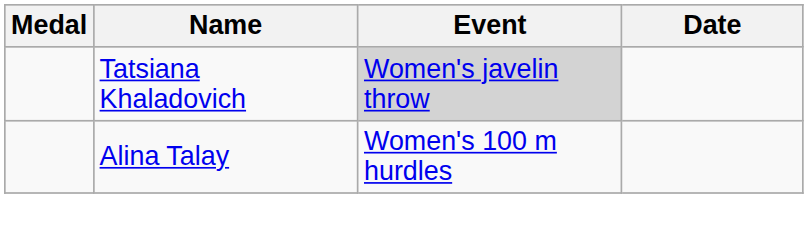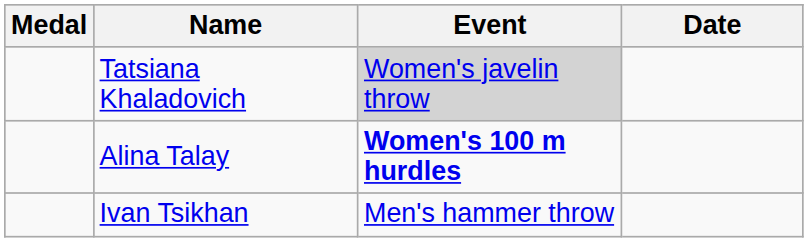(460, 156) normal -> (465, 156) bold
+ row: (174, 214)
